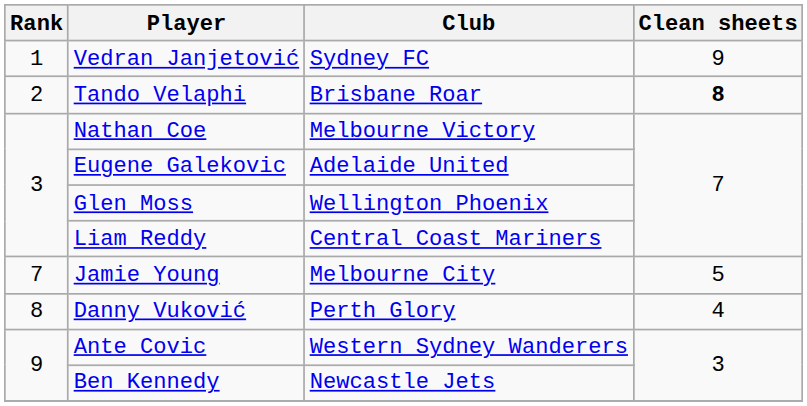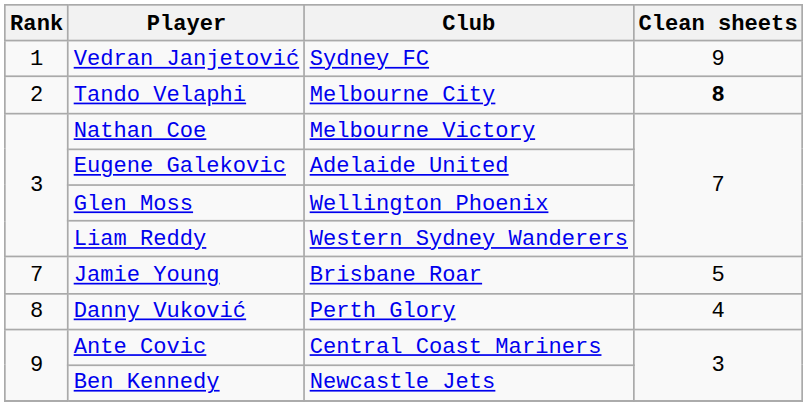(396, 95) Brisbane Roar -> (403, 95) Melbourne City
(456, 239) Central Coast Mariners -> (469, 239) Western Sydney Wanderers
(403, 275) Melbourne City -> (396, 275) Brisbane Roar
(469, 347) Western Sydney Wanderers -> (456, 347) Central Coast Mariners
